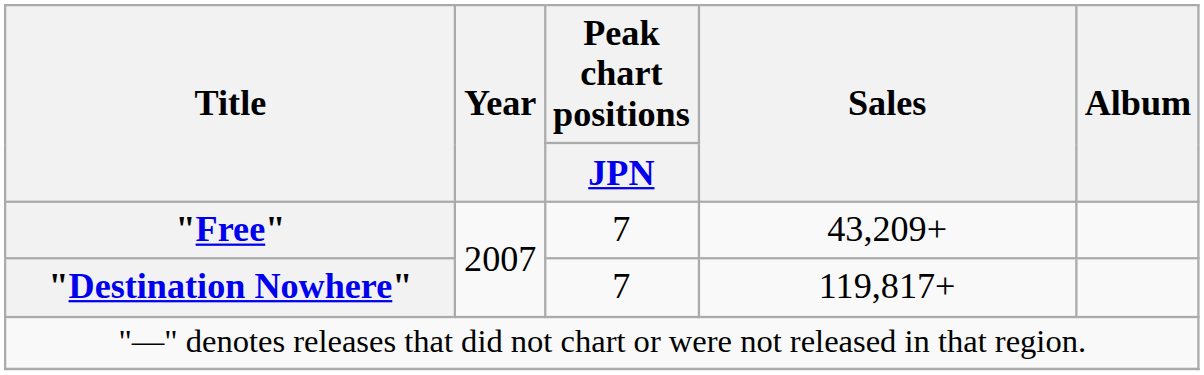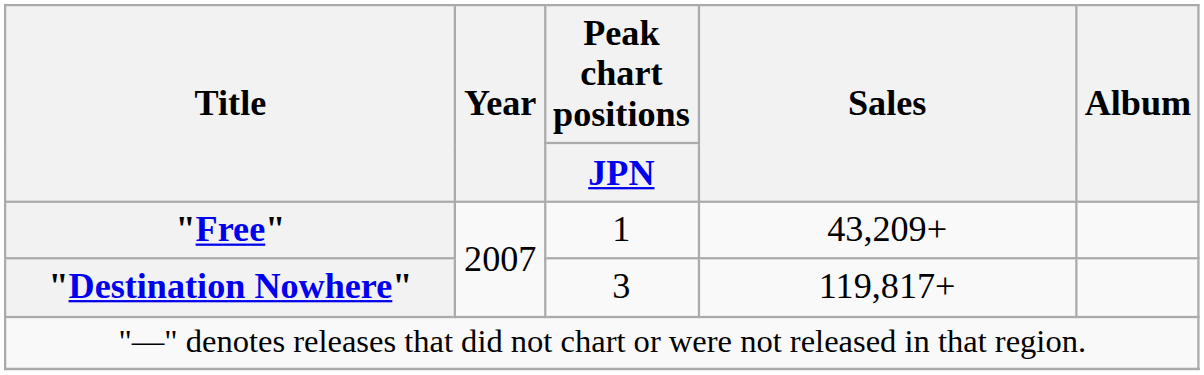(621, 229) 7 -> (621, 229) 1
(621, 286) 7 -> (621, 286) 3
